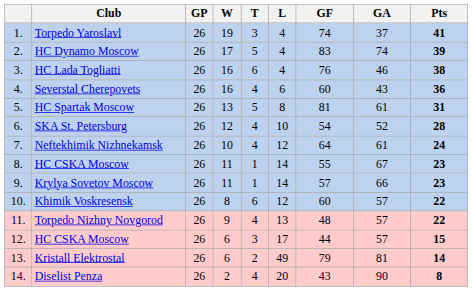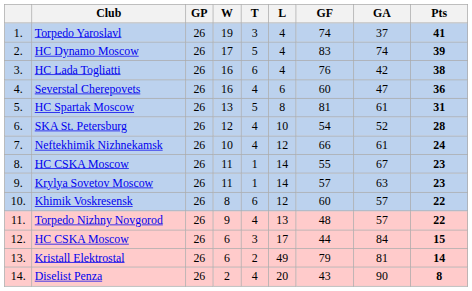(382, 70) 46 -> (382, 70) 42
(382, 88) 43 -> (382, 88) 47
(325, 145) 64 -> (325, 145) 66
(382, 182) 66 -> (382, 182) 63
(382, 239) 57 -> (382, 239) 84
